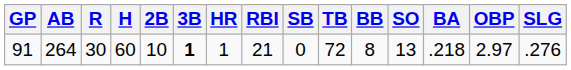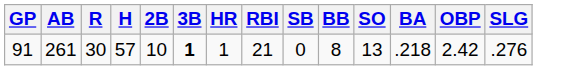- column: (335, 19)
(61, 49) 264 -> (61, 49) 261
(125, 49) 60 -> (125, 49) 57
(494, 49) 2.97 -> (460, 49) 2.42
